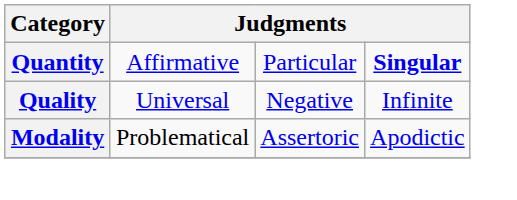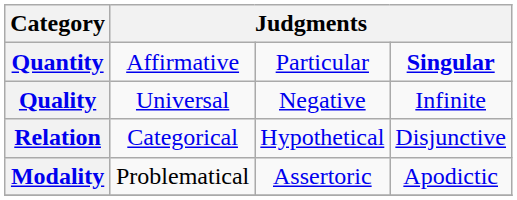+ row: (58, 137)
